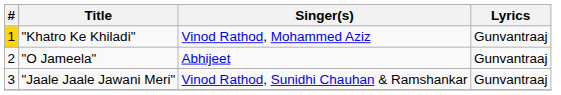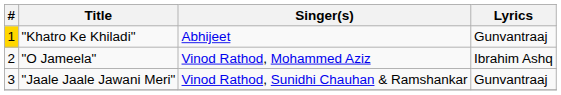(276, 37) Vinod Rathod, Mohammed Aziz -> (206, 37) Abhijeet
(206, 58) Abhijeet -> (276, 58) Vinod Rathod, Mohammed Aziz
(511, 58) Gunvantraaj -> (513, 58) Ibrahim Ashq
